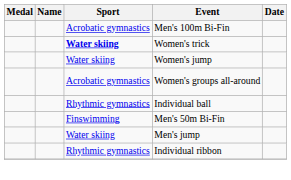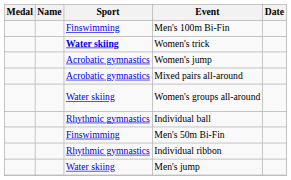(108, 28) Acrobatic gymnastics -> (93, 28) Finswimming
(90, 60) Water skiing -> (108, 60) Acrobatic gymnastics
+ row: (199, 76)
(108, 82) Acrobatic gymnastics -> (90, 98) Water skiing
rows swapped: (188, 151) <-> (177, 135)
